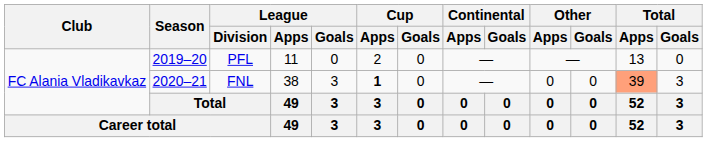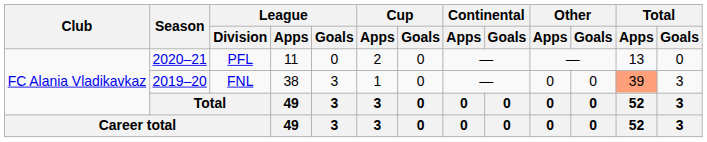(180, 59) 2019–20 -> (180, 59) 2020–21
(180, 81) 2020–21 -> (180, 81) 2019–20
(377, 81) bold -> (377, 81) normal
